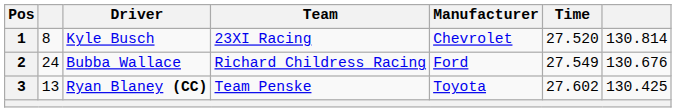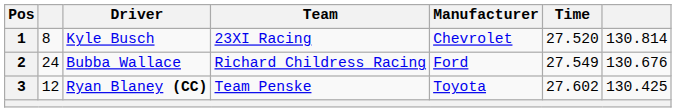(50, 88) 13 -> (50, 88) 12
